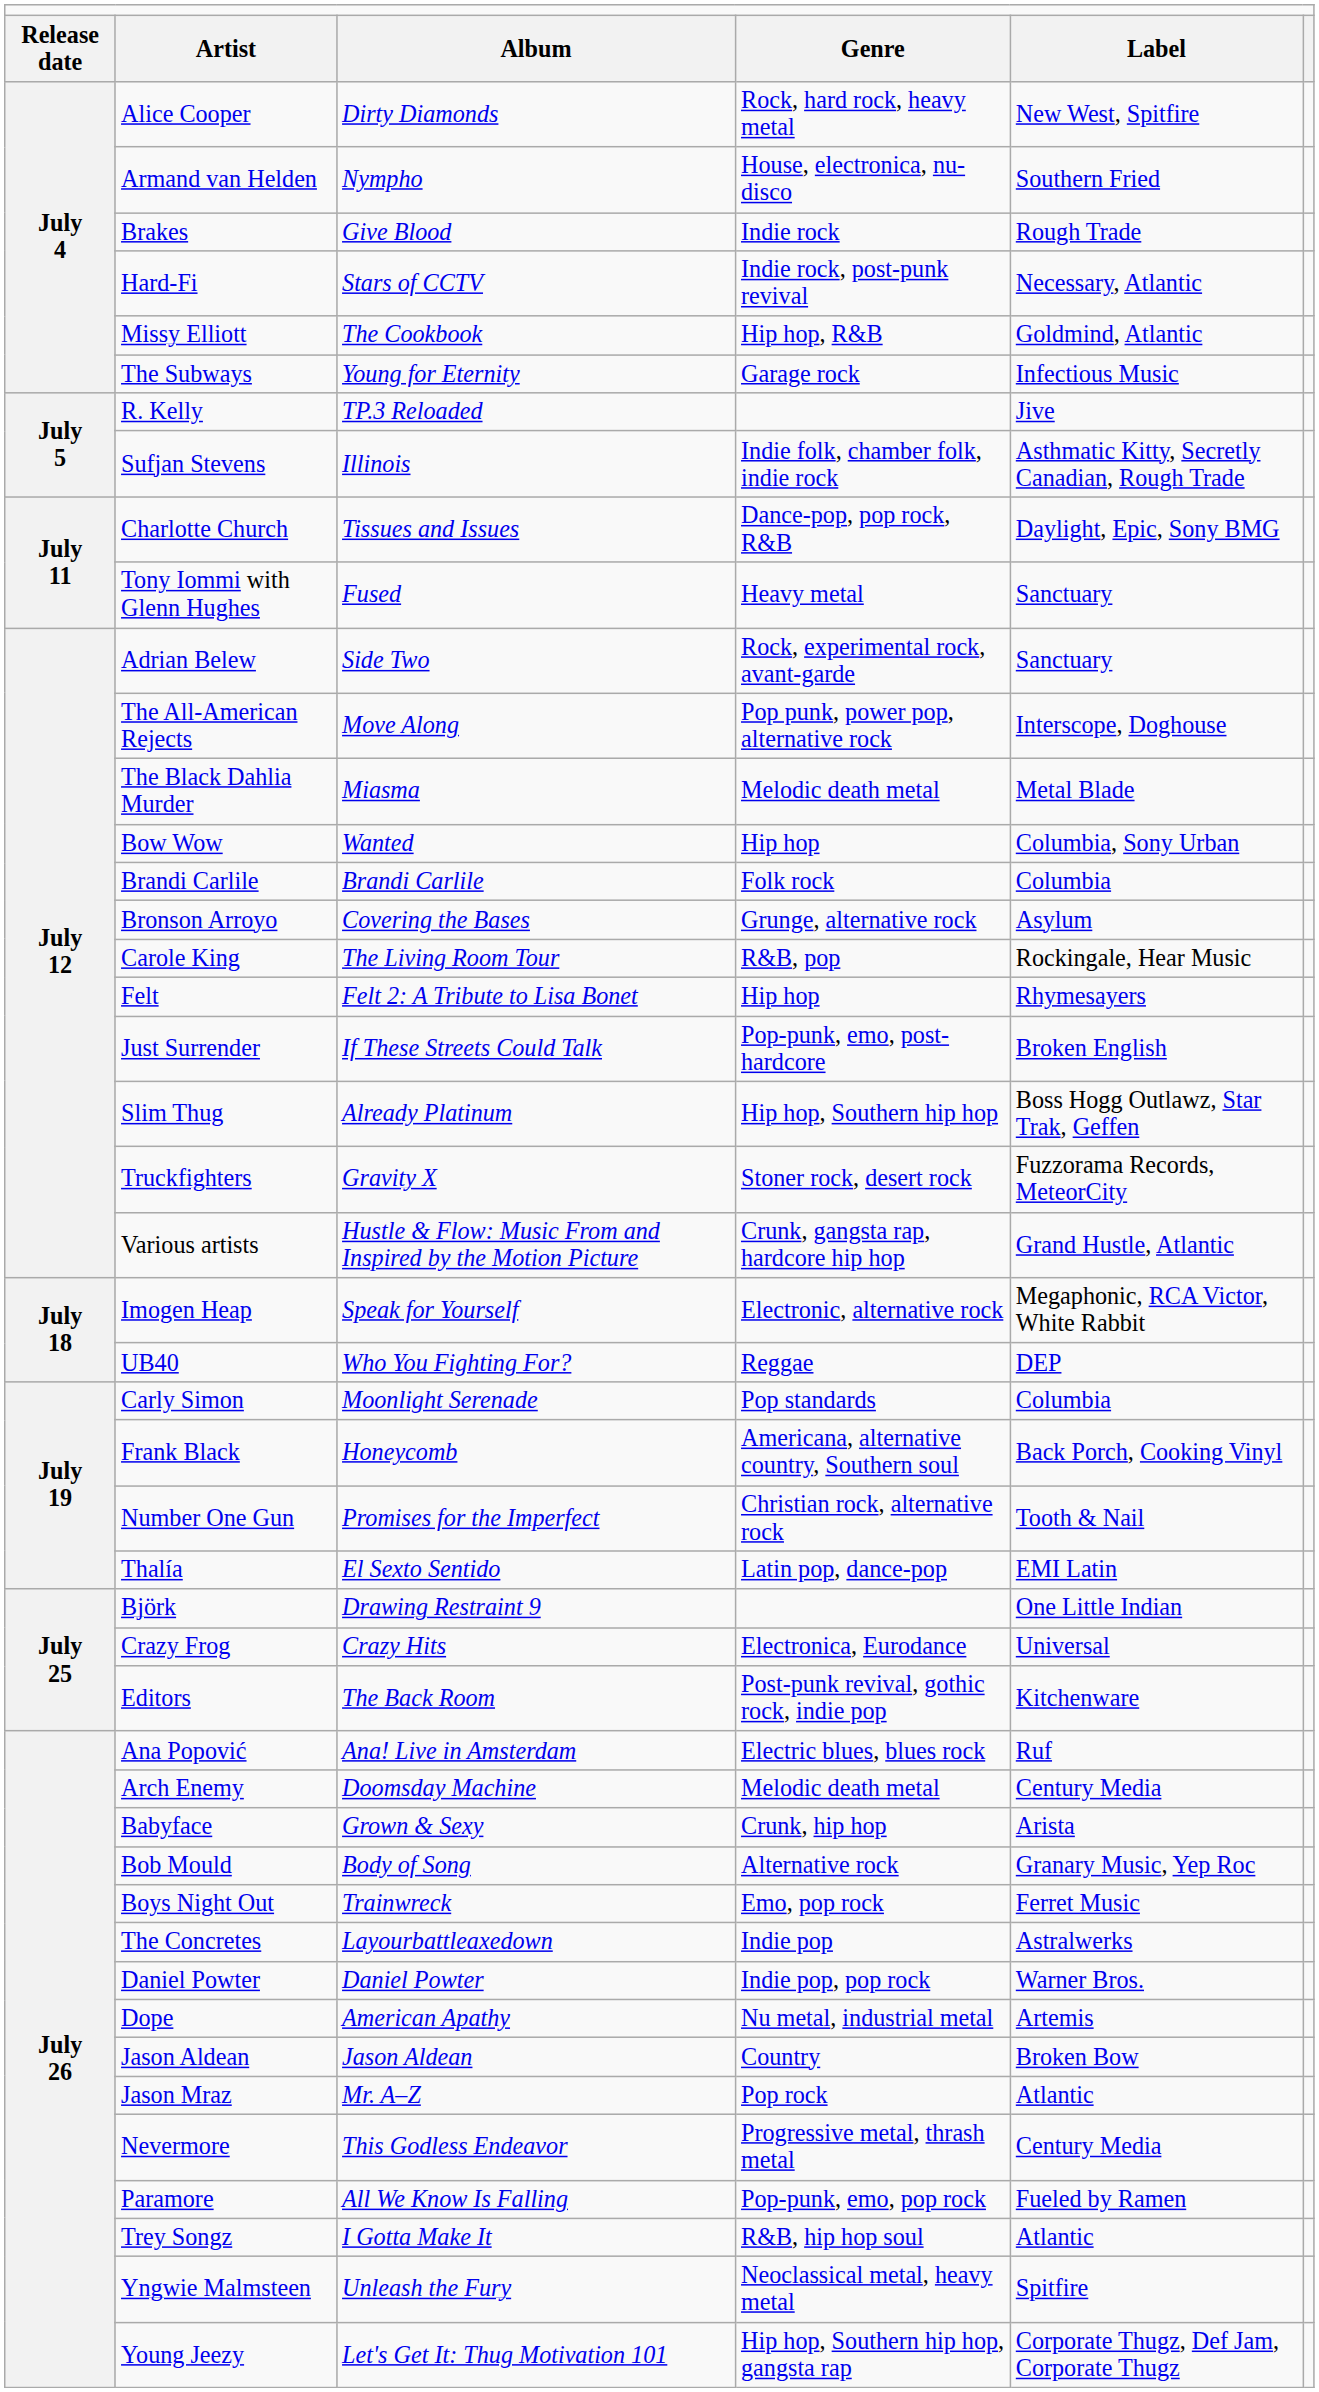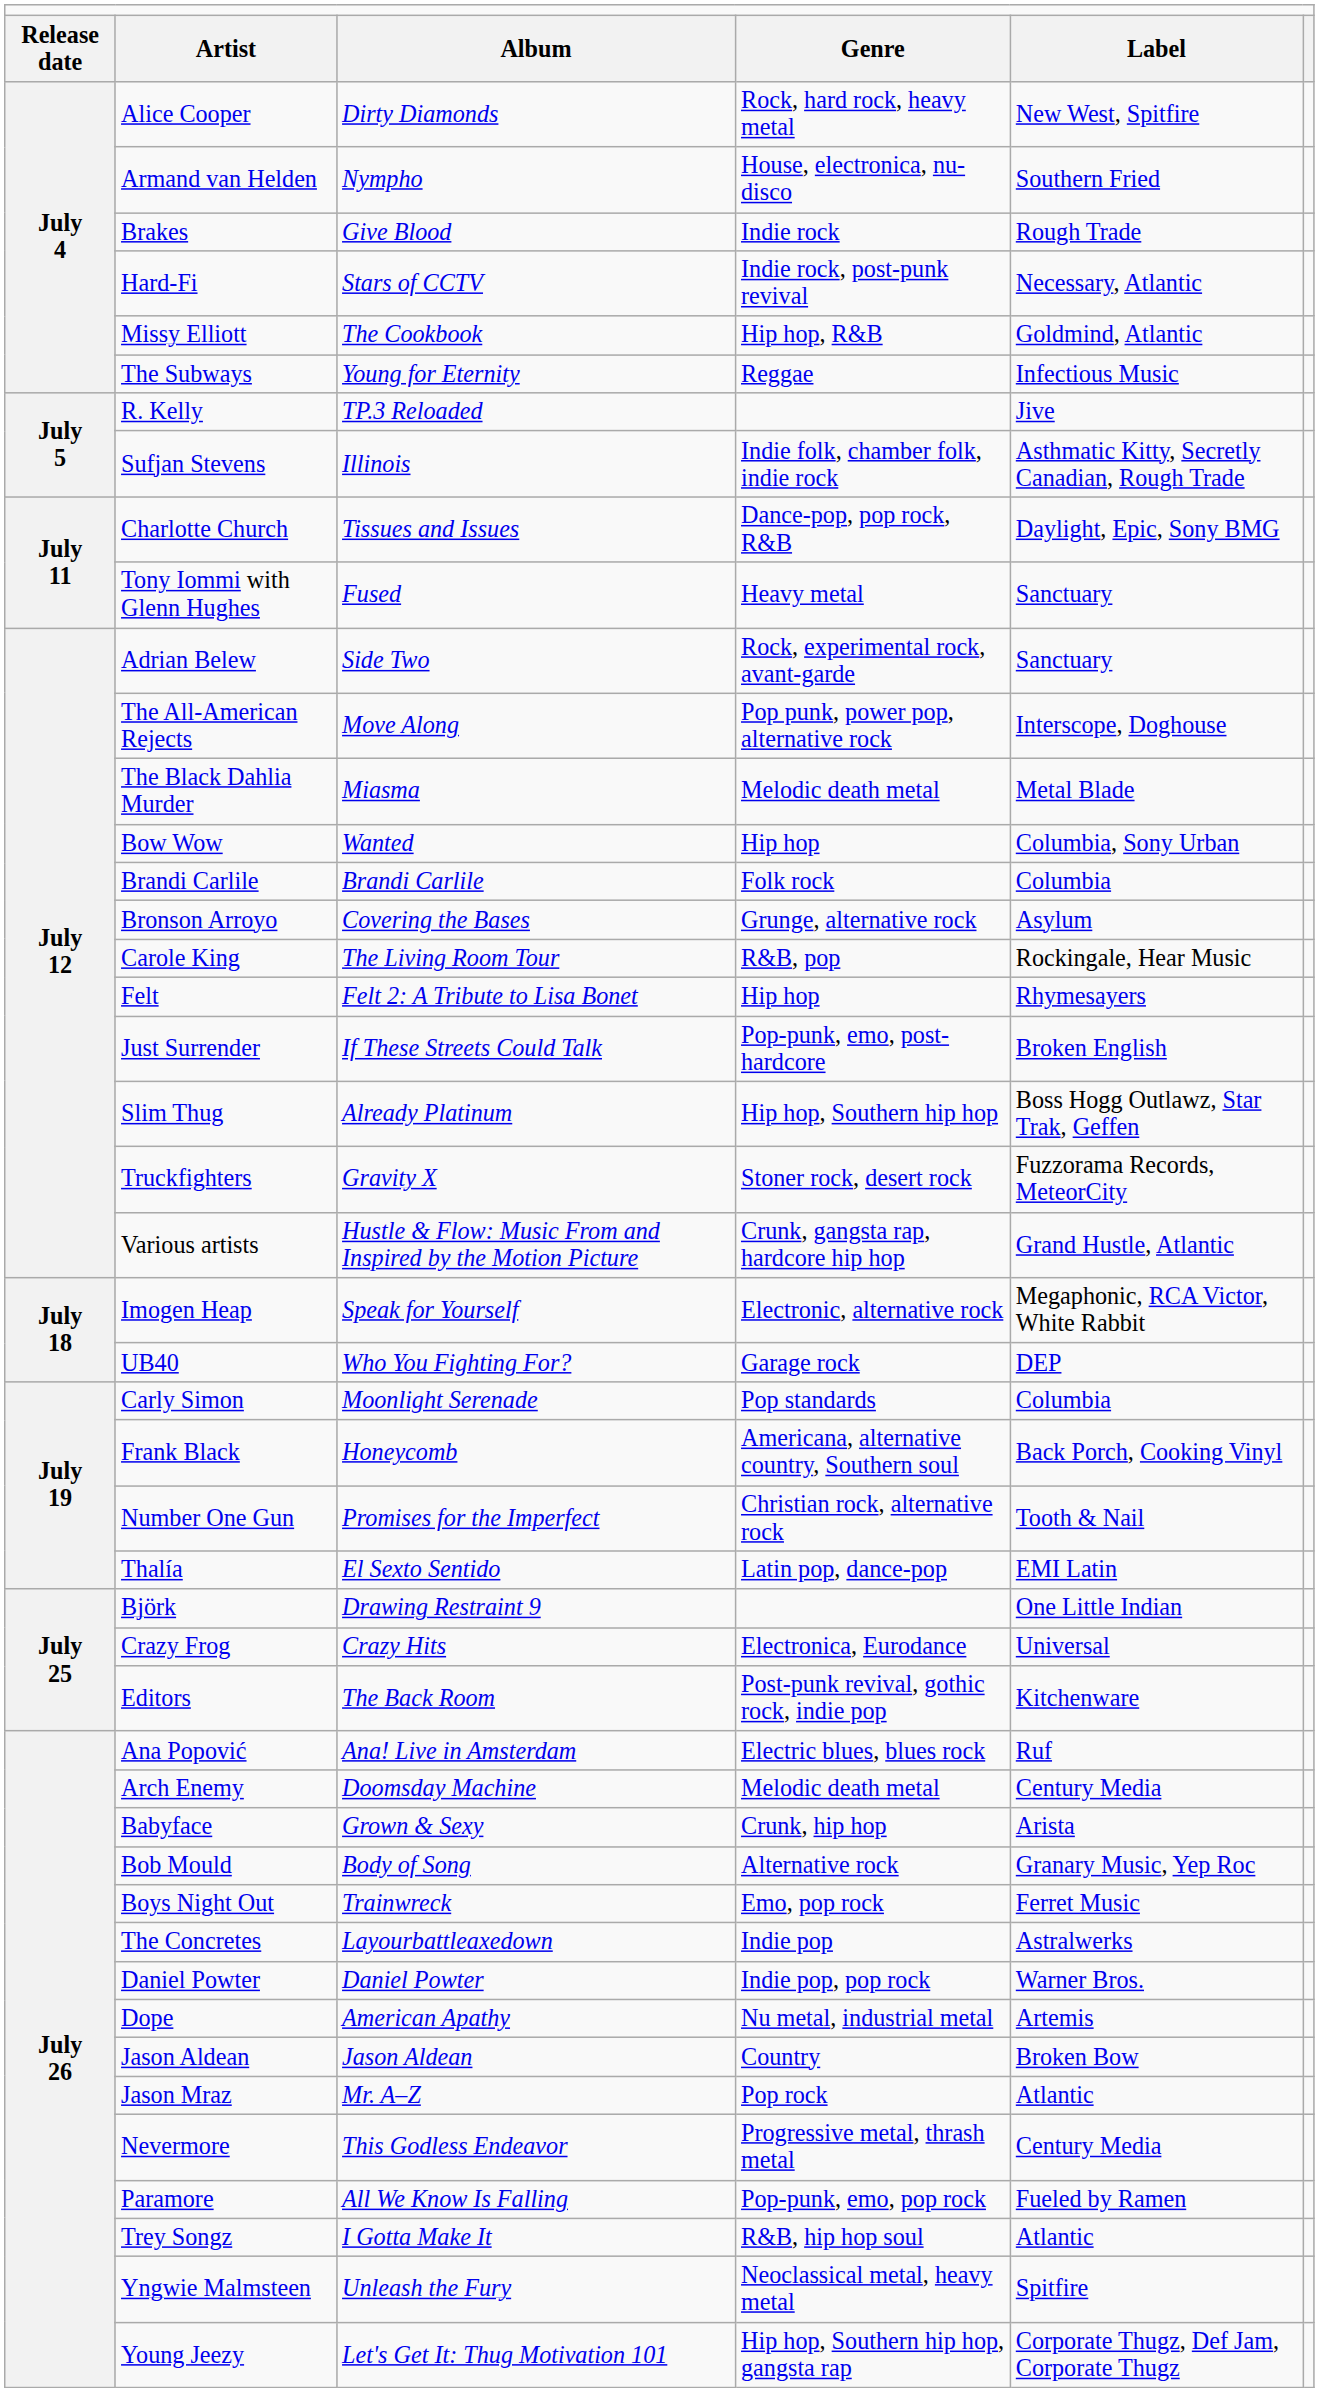(800, 373) Garage rock -> (777, 373) Reggae
(777, 1362) Reggae -> (800, 1362) Garage rock
